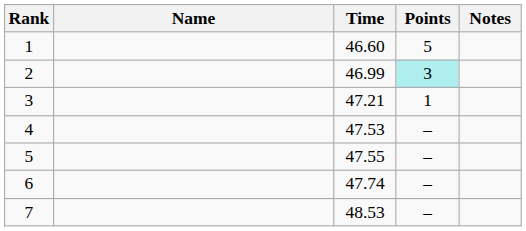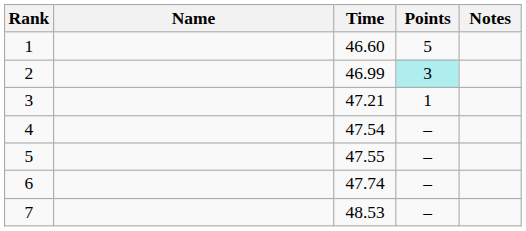(365, 128) 47.53 -> (365, 128) 47.54
